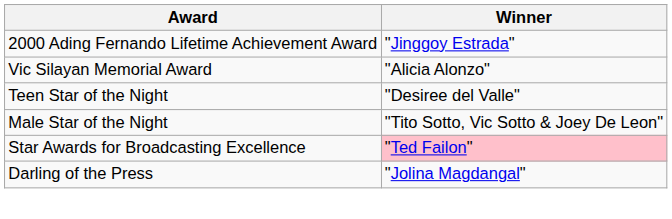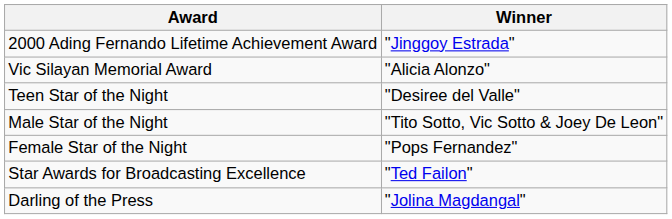+ row: (98, 148)
(429, 148) pink background -> (429, 174) no background
